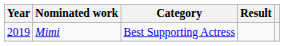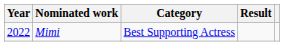(19, 31) 2019 -> (19, 31) 2022
